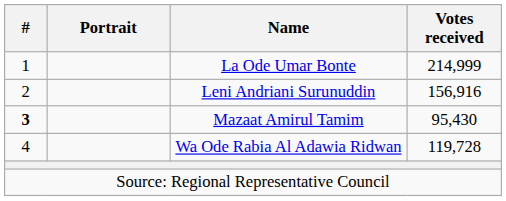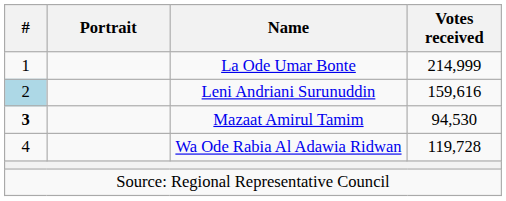(26, 92) no background -> (26, 92) lightblue background
(454, 92) 156,916 -> (454, 92) 159,616
(454, 120) 95,430 -> (454, 120) 94,530
